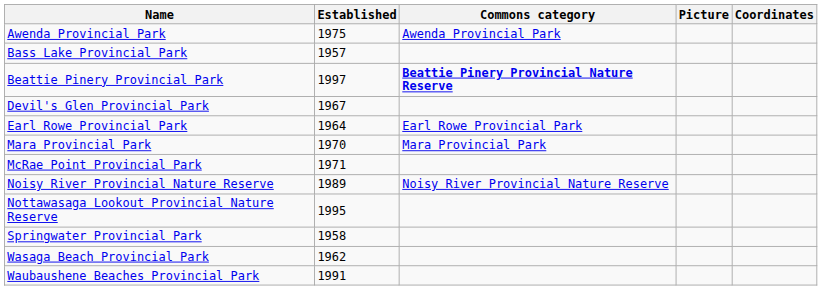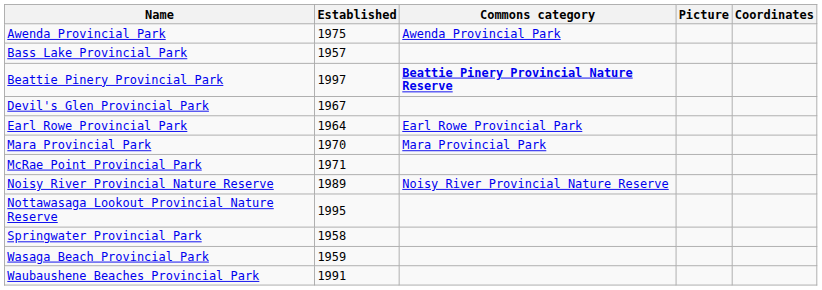(332, 256) 1962 -> (332, 256) 1959
